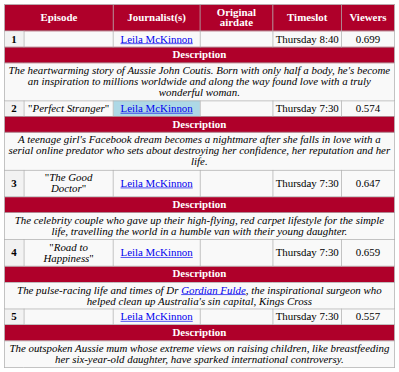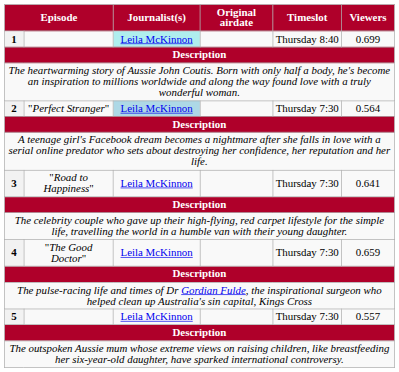(157, 39) no background -> (157, 39) paleturquoise background
(368, 108) 0.574 -> (368, 108) 0.564
(69, 183) "The Good Doctor" -> (69, 183) "Road to Happiness"
(368, 183) 0.647 -> (368, 183) 0.641
(69, 252) "Road to Happiness" -> (69, 252) "The Good Doctor"
